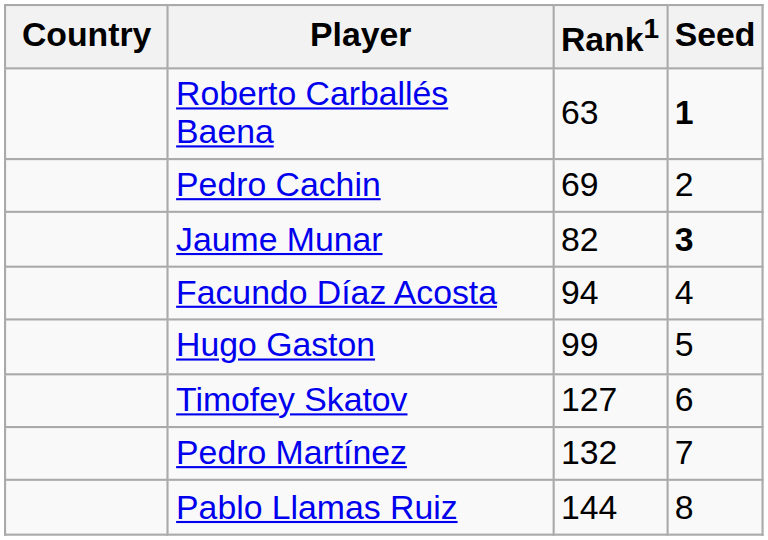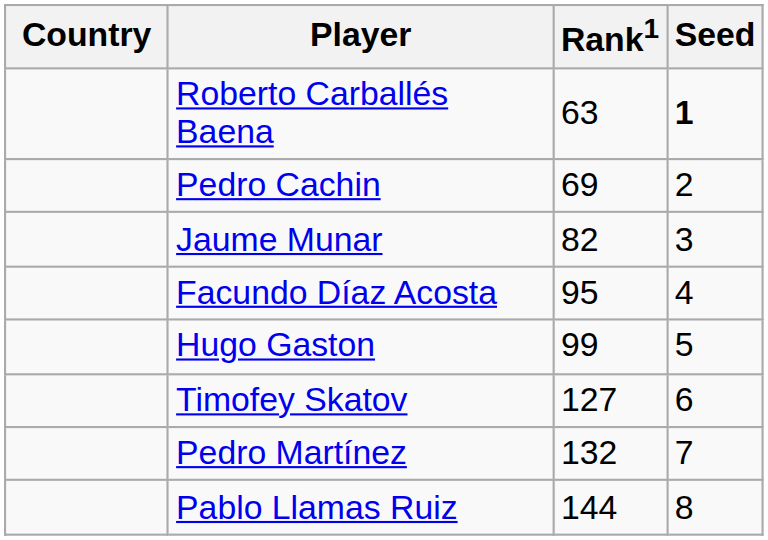(684, 239) bold -> (684, 239) normal
(580, 292) 94 -> (580, 292) 95
